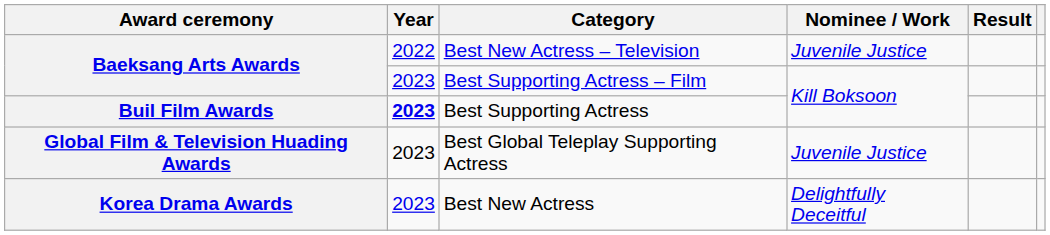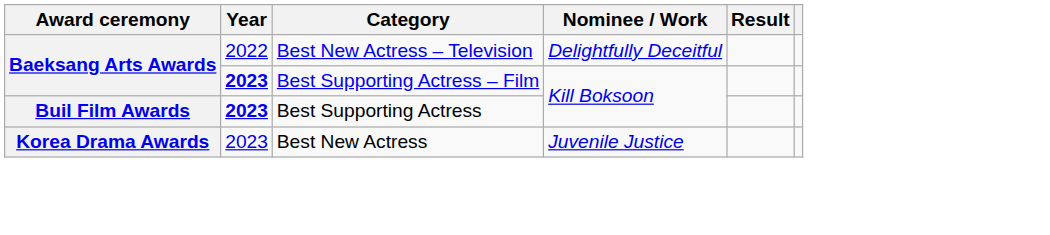(859, 50) Juvenile Justice -> (635, 50) Delightfully Deceitful
(414, 80) normal -> (247, 80) bold
- row: (580, 152)
(838, 204) Delightfully Deceitful -> (616, 141) Juvenile Justice
